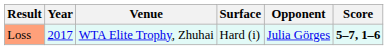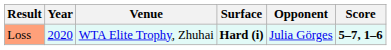(60, 34) 2017 -> (60, 34) 2020
(240, 34) normal -> (242, 34) bold
